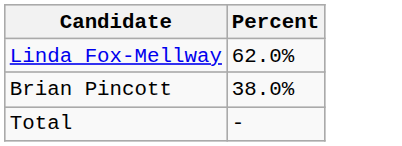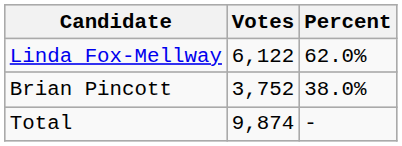+ column: (263, 22)
